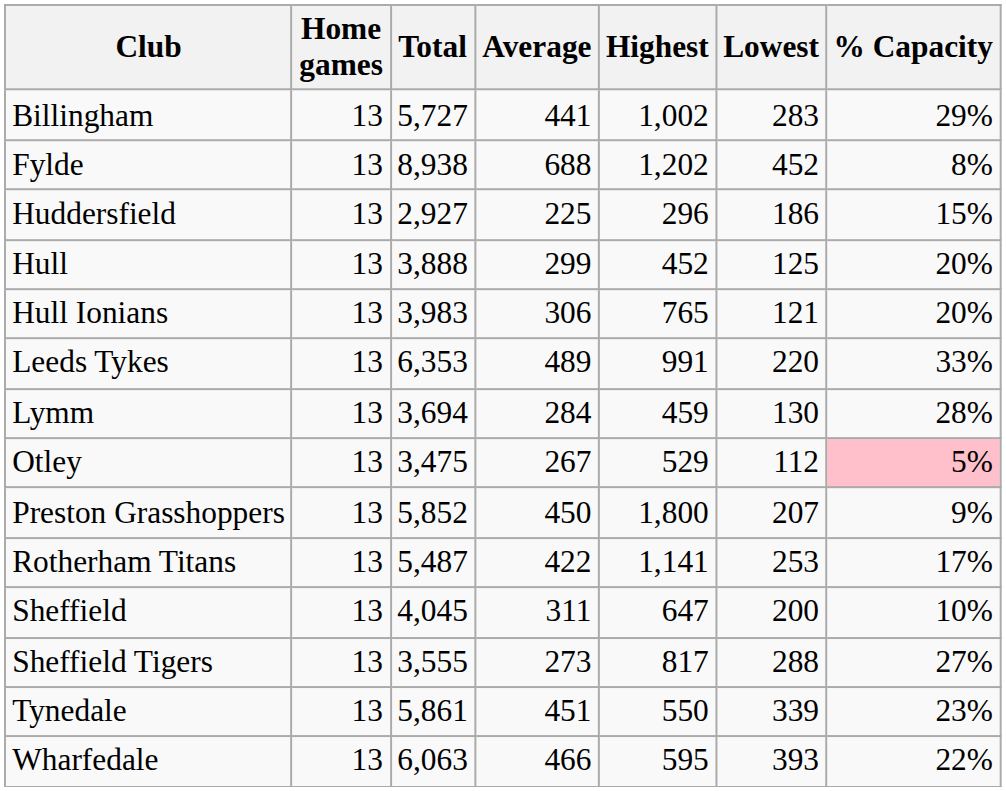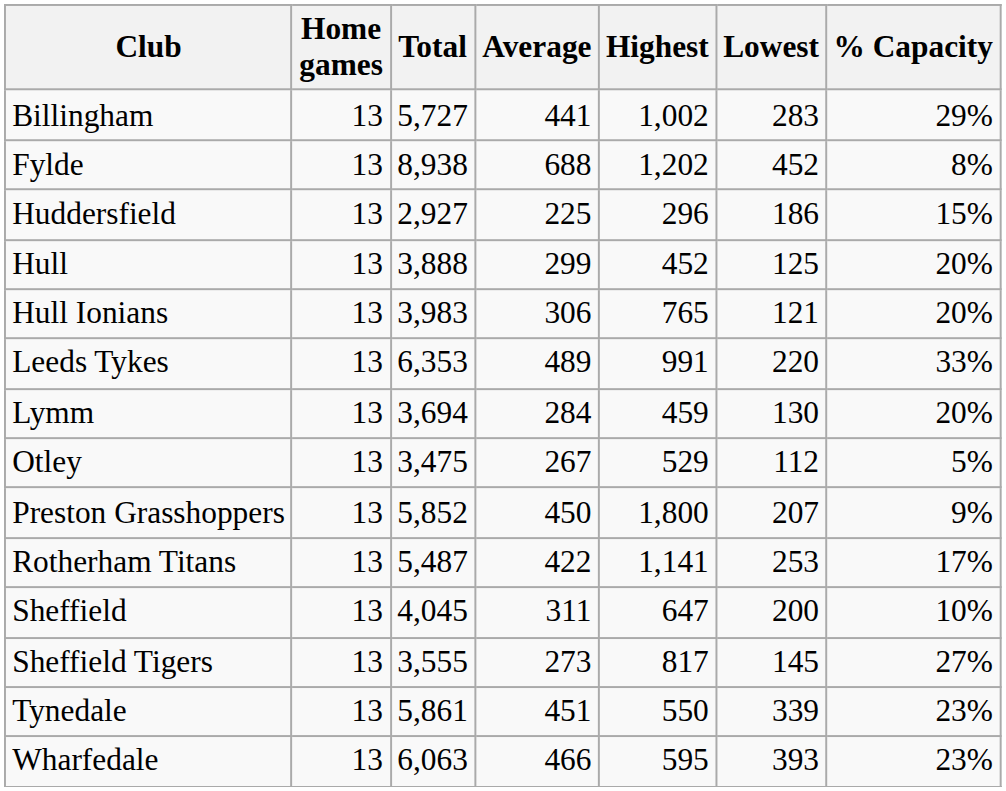(964, 412) 28% -> (964, 412) 20%
(972, 462) pink background -> (972, 462) no background
(796, 661) 288 -> (796, 661) 145
(964, 760) 22% -> (964, 760) 23%
